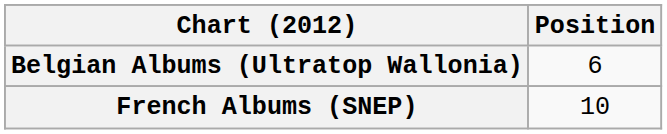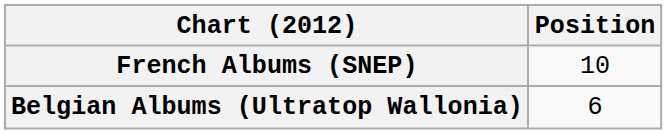rows swapped: (267, 66) <-> (267, 107)
